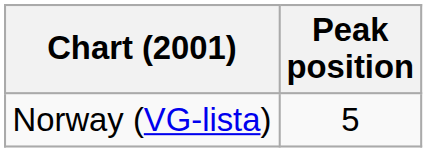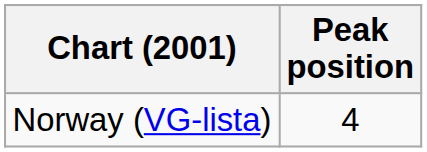(350, 119) 5 -> (350, 119) 4
